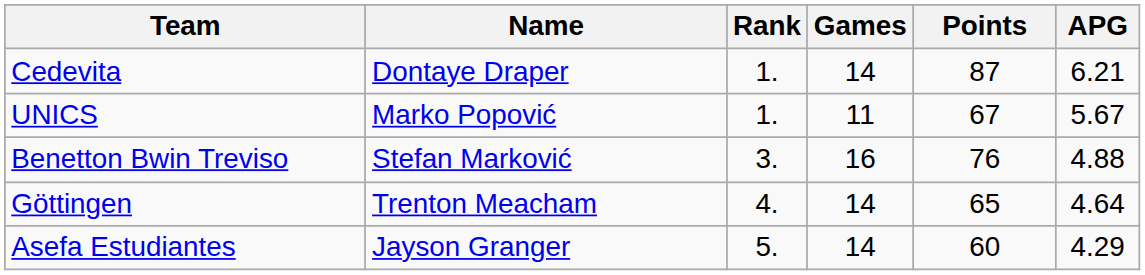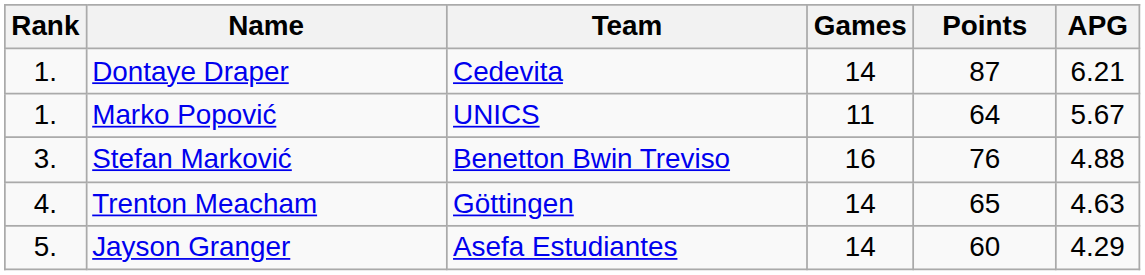columns swapped: (767, 26) <-> (185, 26)
(985, 114) 67 -> (985, 114) 64
(1098, 203) 4.64 -> (1098, 203) 4.63
